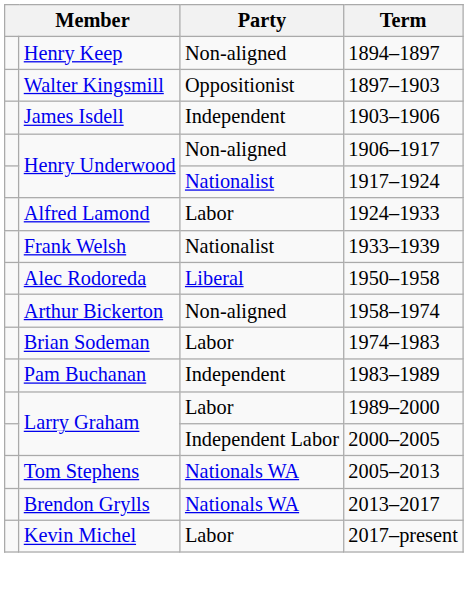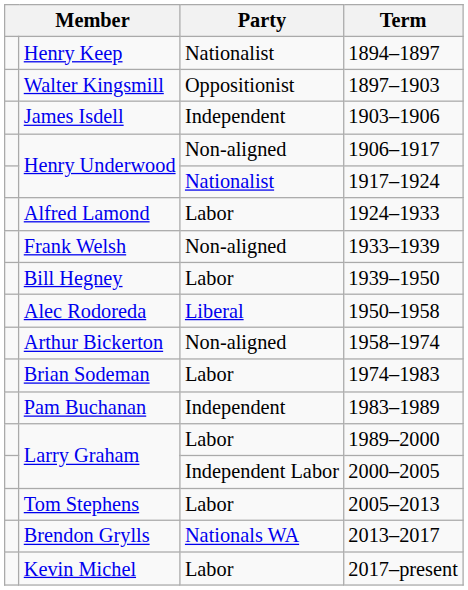(236, 52) Non-aligned -> (230, 52) Nationalist
(230, 246) Nationalist -> (236, 246) Non-aligned
+ row: (394, 278)
(242, 471) Nationals WA -> (209, 504) Labor
